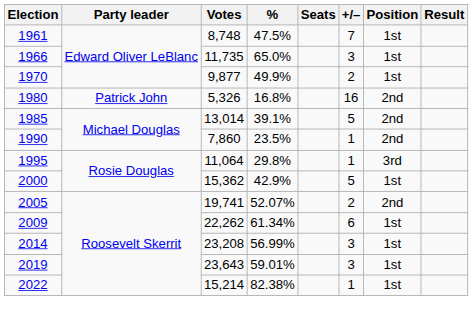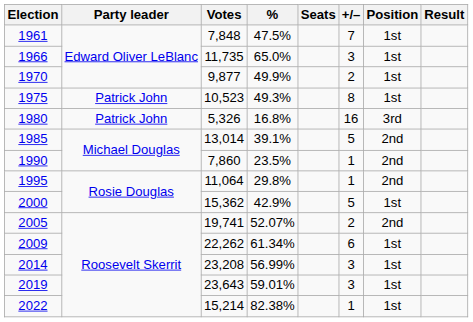(224, 35) 8,748 -> (224, 35) 7,848
+ row: (33, 98)
(392, 98) 2nd -> (392, 118) 3rd
(392, 160) 3rd -> (392, 181) 2nd
